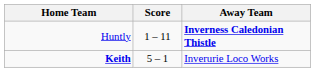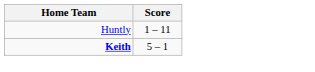- column: (246, 13)
